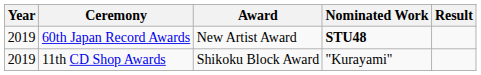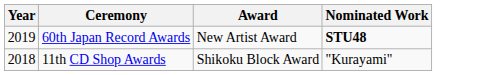- column: (454, 15)
(22, 59) 2019 -> (22, 59) 2018
